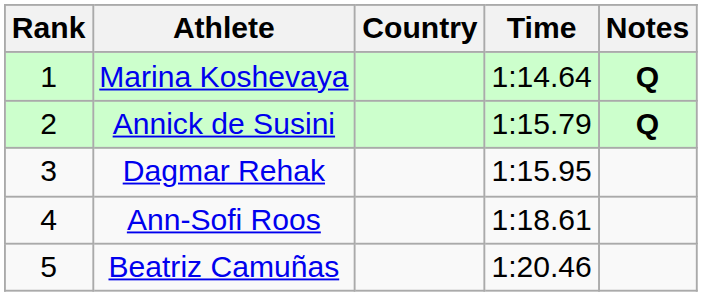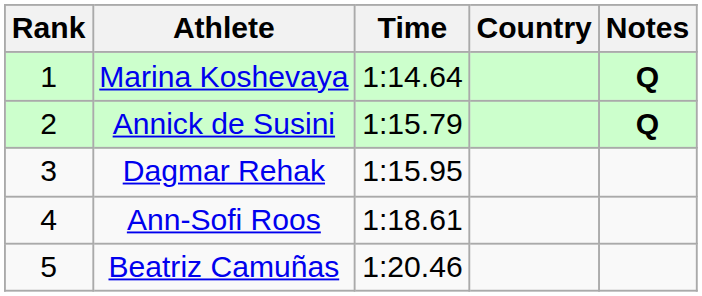columns swapped: (420, 28) <-> (542, 28)
